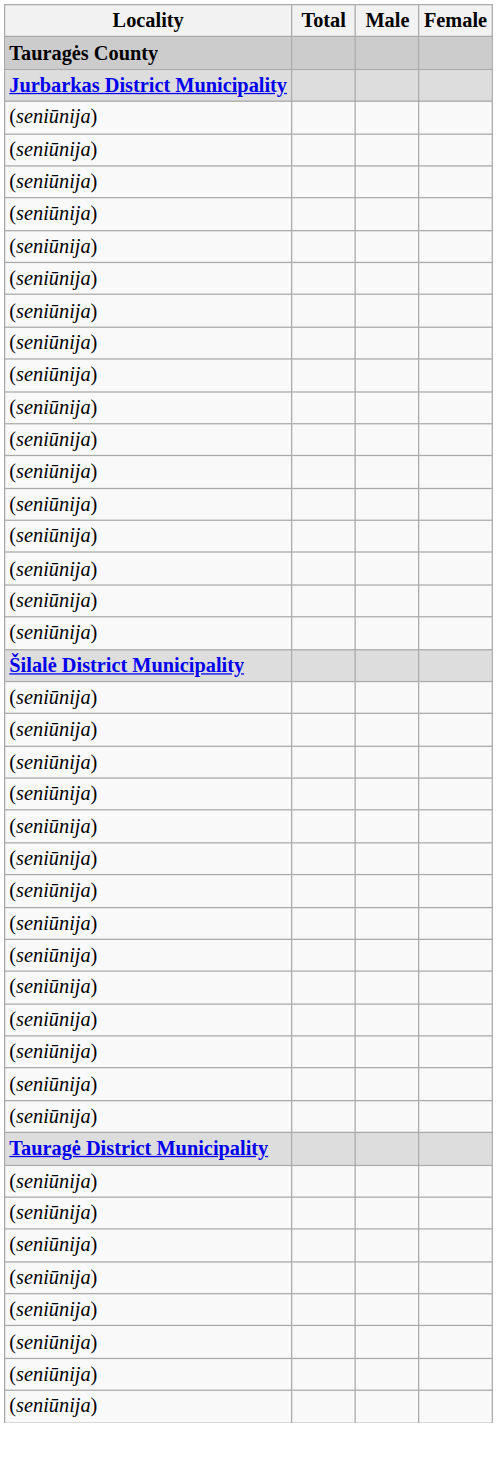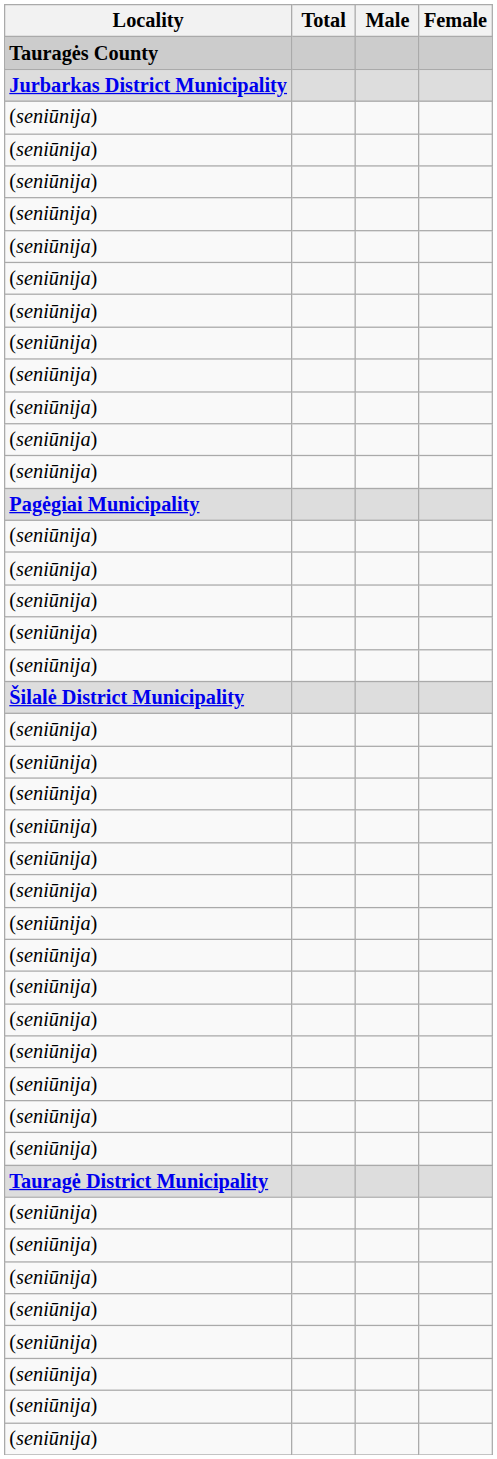+ row: (104, 504)
